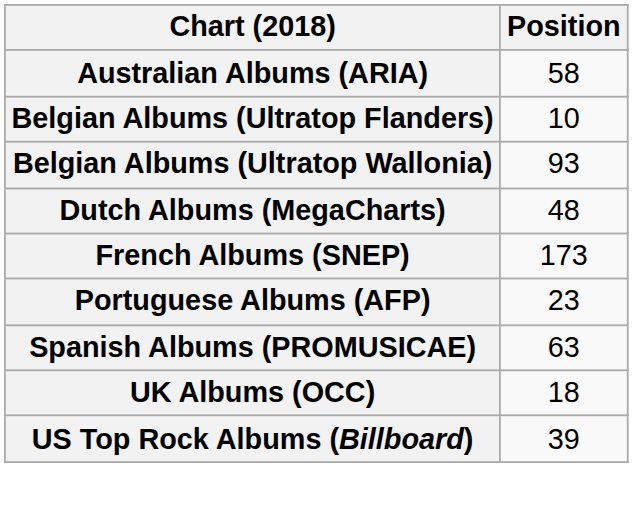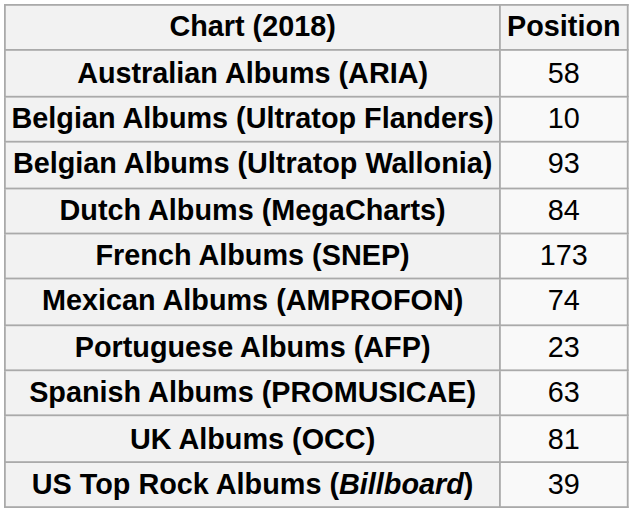(564, 210) 48 -> (564, 210) 84
+ row: (253, 301)
(564, 392) 18 -> (564, 438) 81
